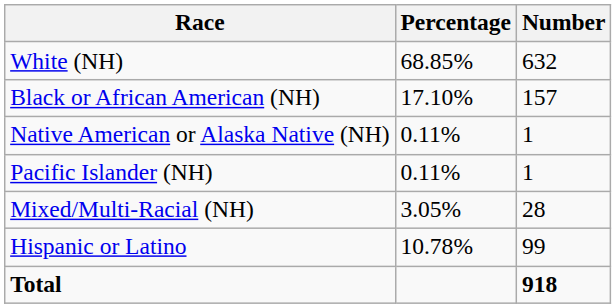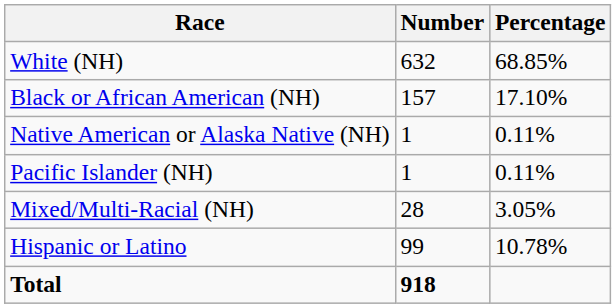columns swapped: (564, 23) <-> (456, 23)
